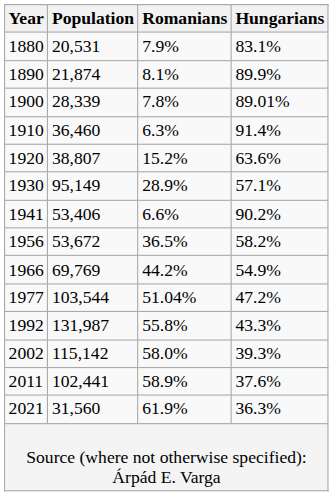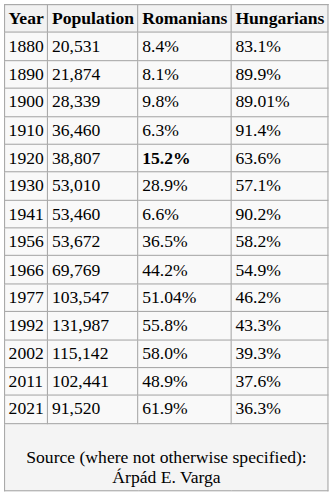(161, 46) 7.9% -> (161, 46) 8.4%
(161, 102) 7.8% -> (161, 102) 9.8%
(165, 158) normal -> (166, 158) bold
(76, 185) 95,149 -> (76, 185) 53,010
(76, 213) 53,406 -> (76, 213) 53,460
(81, 297) 103,544 -> (81, 297) 103,547
(258, 297) 47.2% -> (258, 297) 46.2%
(165, 381) 58.9% -> (165, 381) 48.9%
(76, 409) 31,560 -> (76, 409) 91,520
